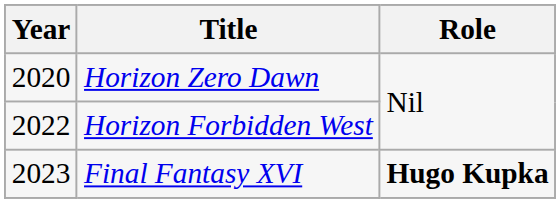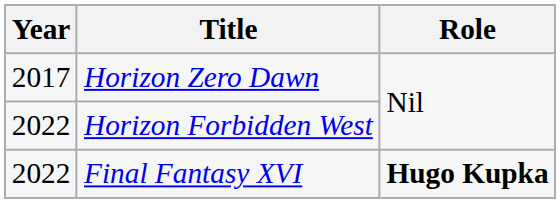(41, 77) 2020 -> (41, 77) 2017
(41, 173) 2023 -> (41, 173) 2022
